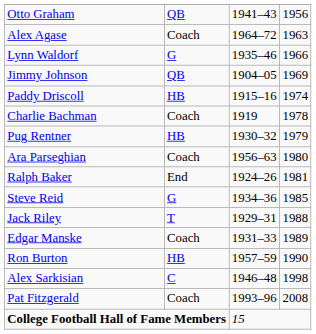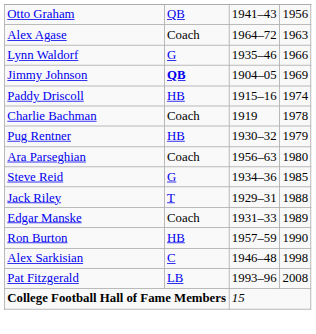(176, 75) normal -> (176, 75) bold
- row: (40, 177)
(183, 298) Coach -> (175, 278) LB
